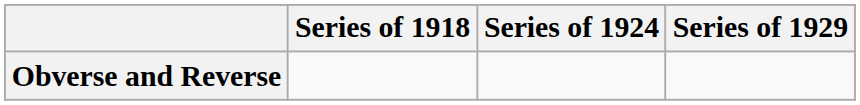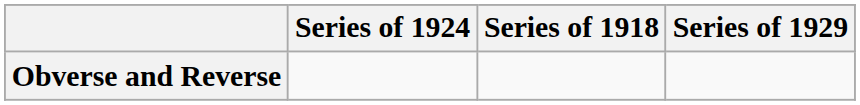columns swapped: (383, 28) <-> (571, 28)
